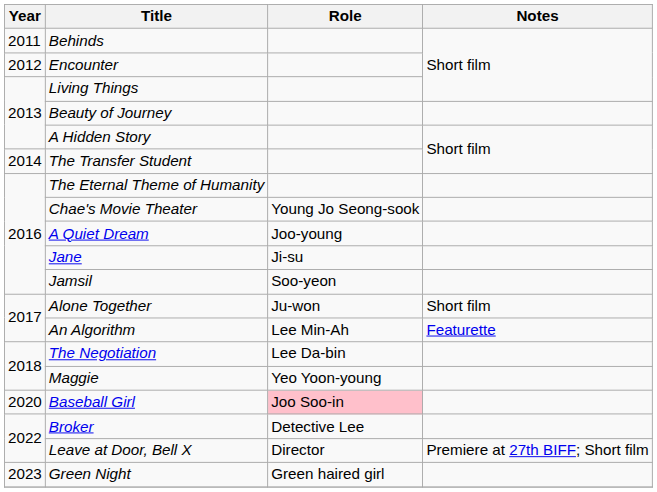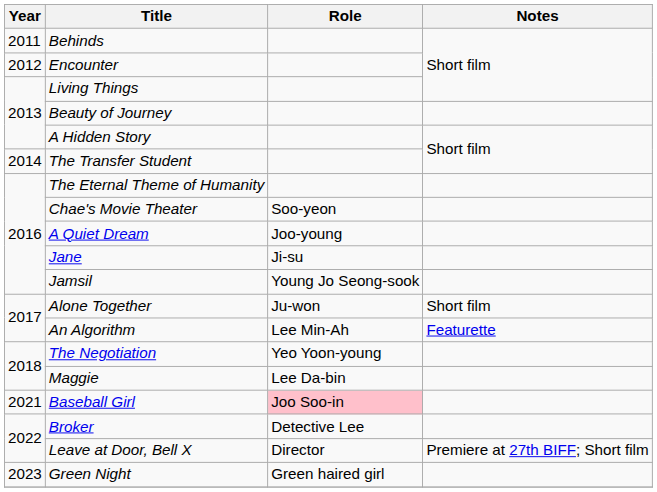(345, 209) Young Jo Seong-sook -> (304, 209) Soo-yeon
(304, 281) Soo-yeon -> (345, 281) Young Jo Seong-sook
(308, 354) Lee Da-bin -> (326, 354) Yeo Yoon-young
(326, 378) Yeo Yoon-young -> (308, 378) Lee Da-bin
(25, 402) 2020 -> (25, 402) 2021
